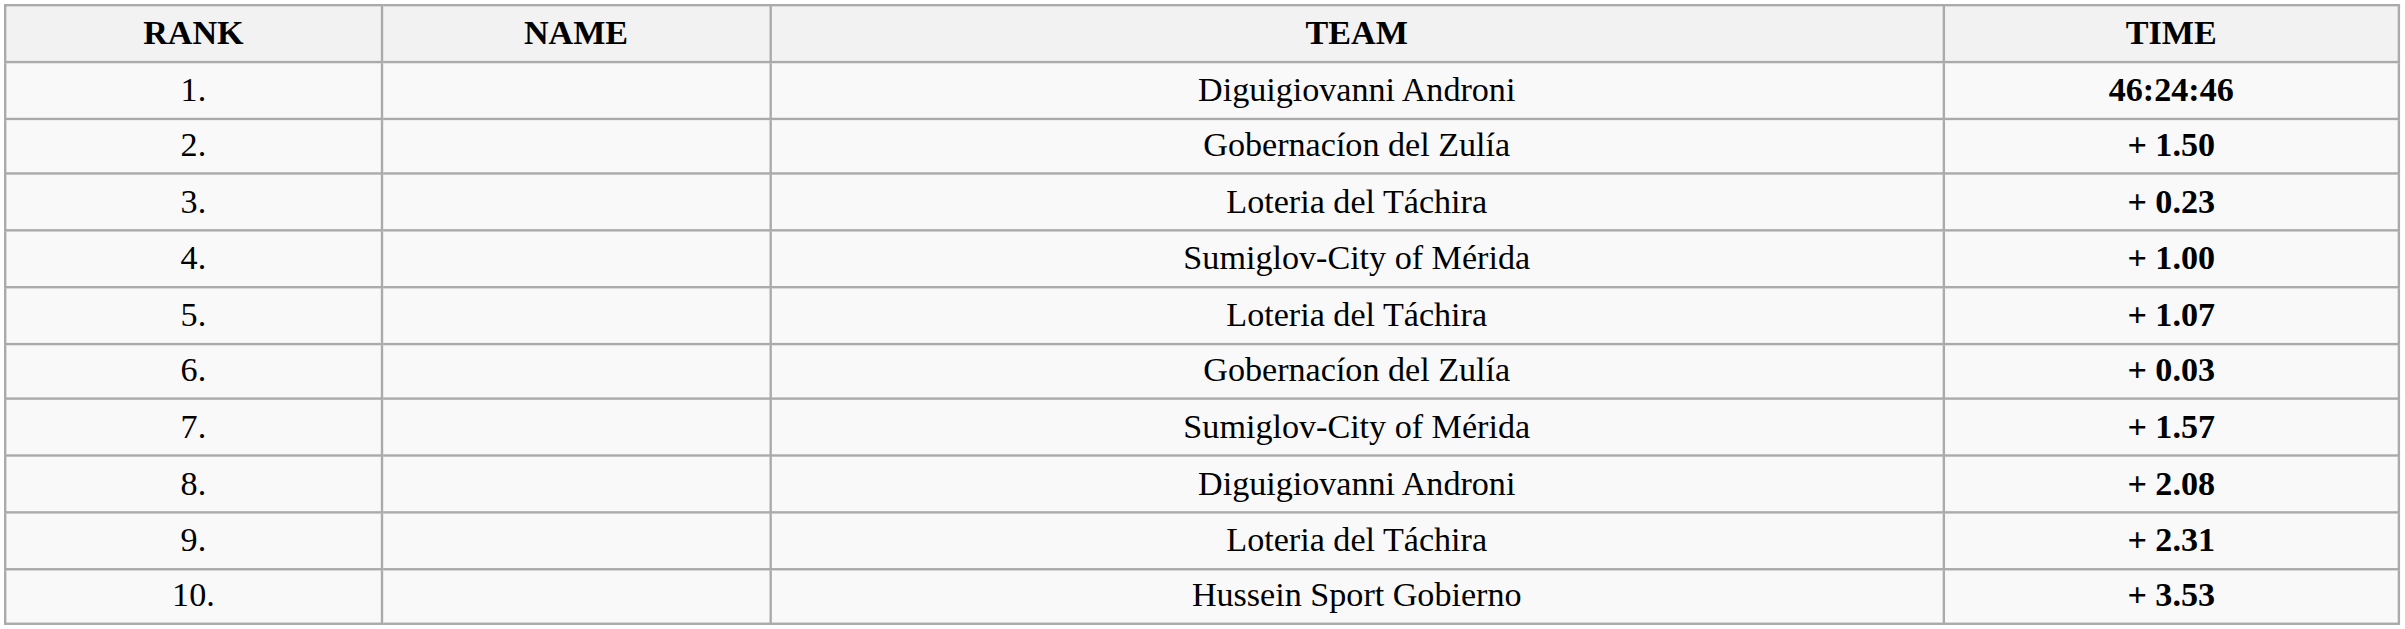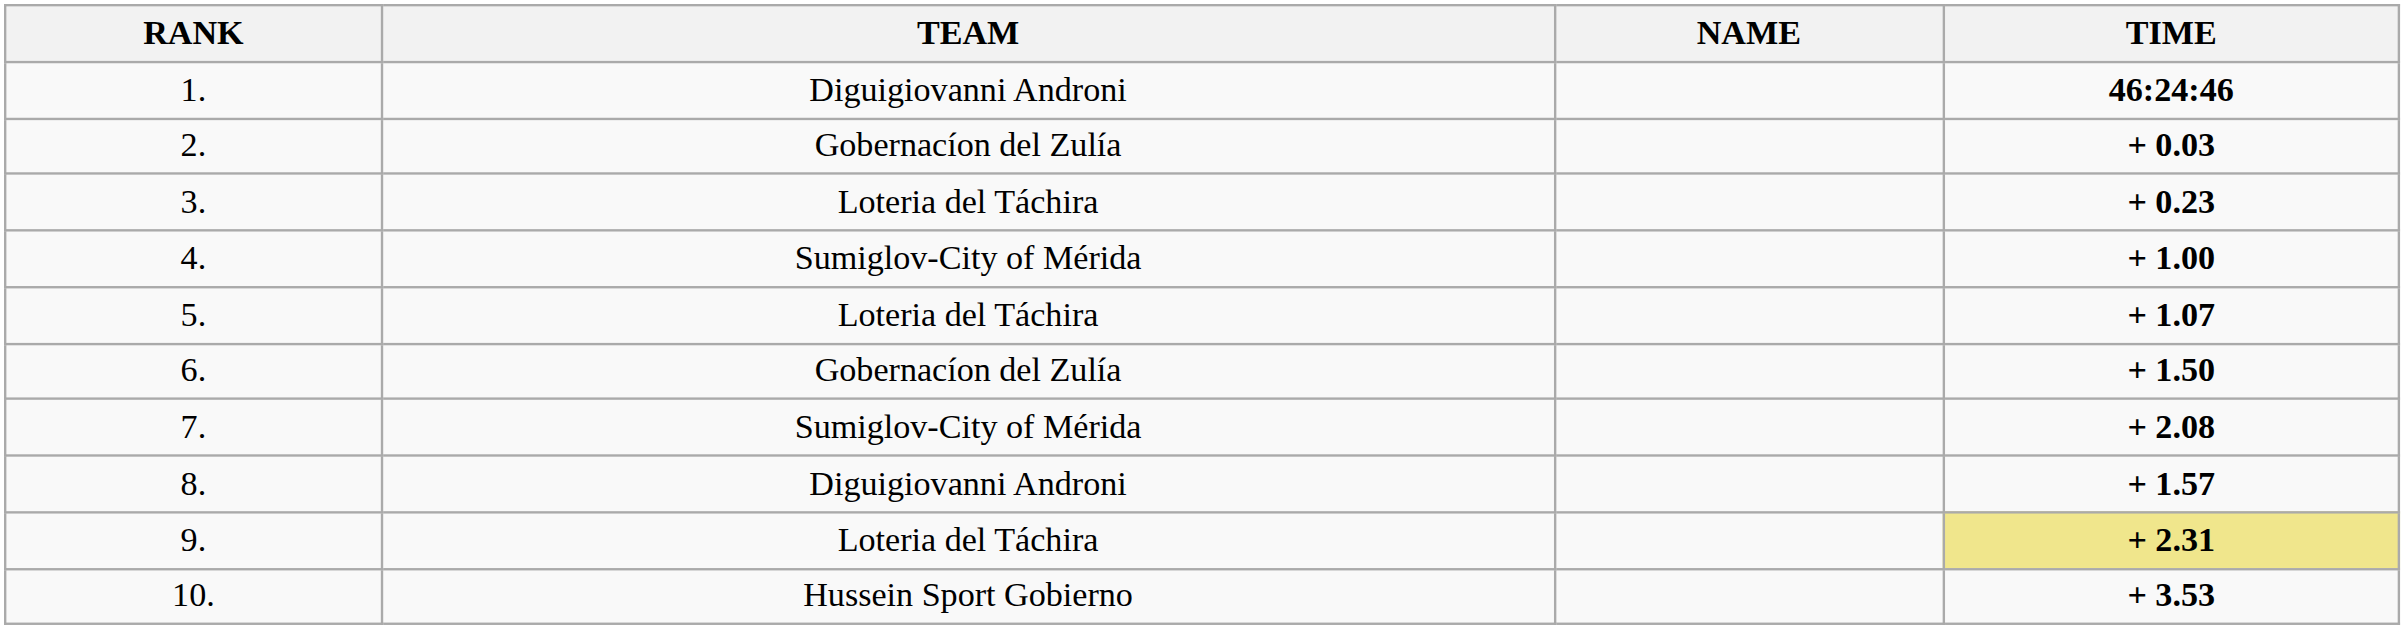columns swapped: (576, 33) <-> (1357, 33)
(2171, 145) + 1.50 -> (2171, 145) + 0.03
(2171, 370) + 0.03 -> (2171, 370) + 1.50
(2171, 427) + 1.57 -> (2171, 427) + 2.08
(2171, 483) + 2.08 -> (2171, 483) + 1.57
(2171, 539) no background -> (2171, 539) khaki background
